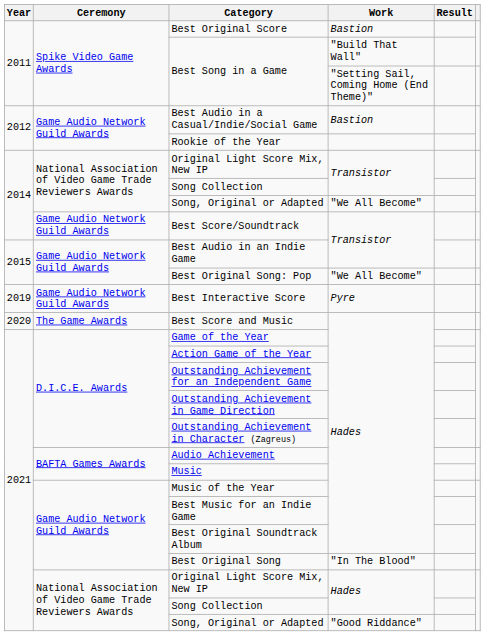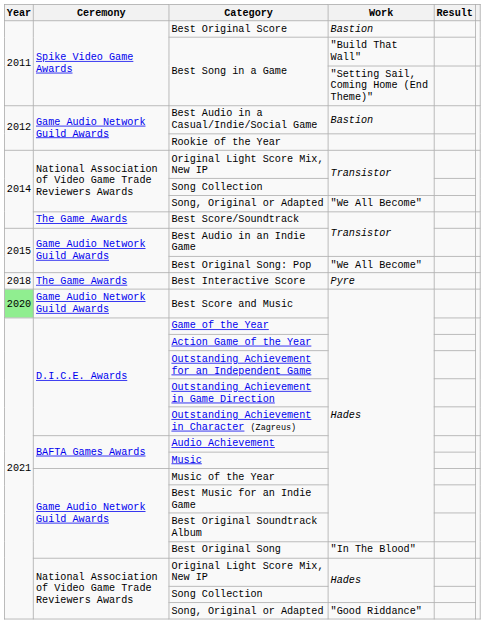(91, 226) Game Audio Network Guild Awards -> (82, 220) The Game Awards
(19, 299) 2019 -> (19, 281) 2018
(91, 299) Game Audio Network Guild Awards -> (82, 281) The Game Awards
(19, 321) no background -> (19, 304) lightgreen background
(82, 321) The Game Awards -> (91, 304) Game Audio Network Guild Awards
